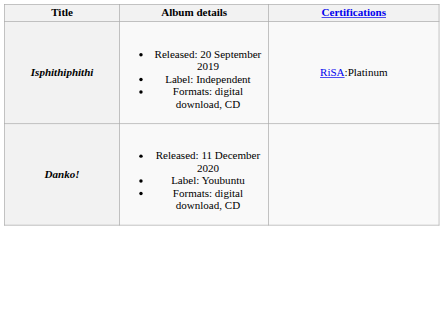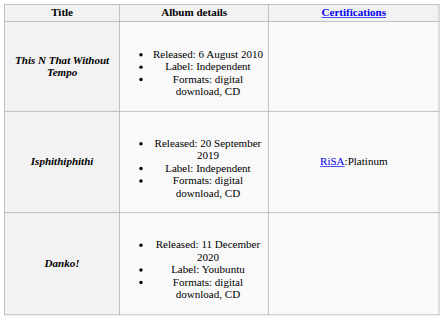+ row: (62, 66)
